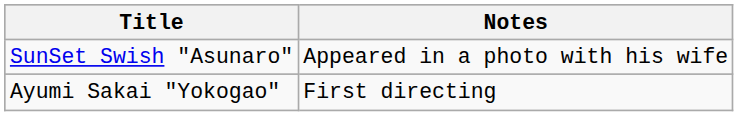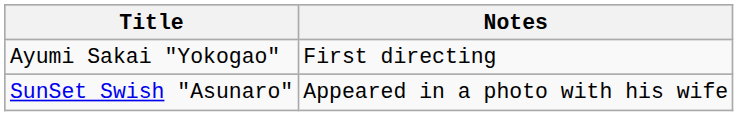rows swapped: (152, 57) <-> (145, 92)
